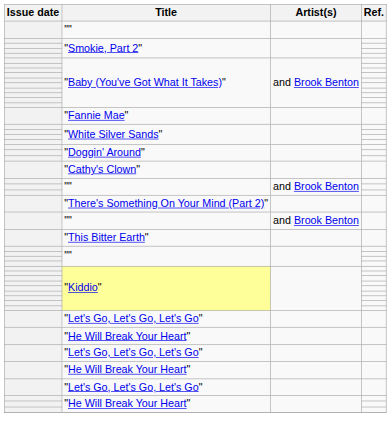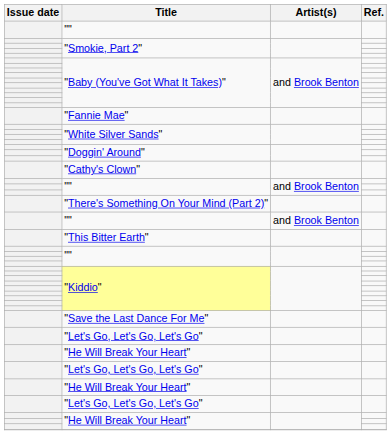+ row: (136, 319)
